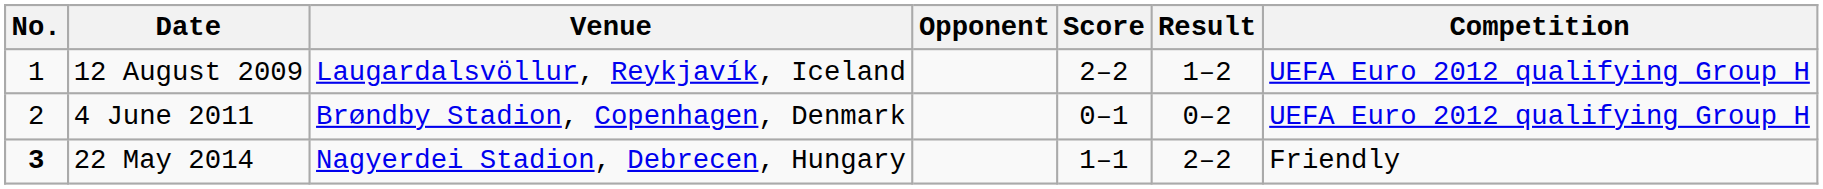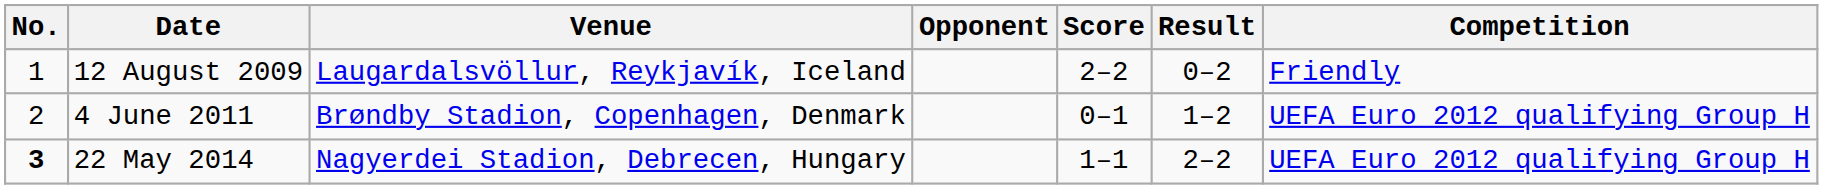(1207, 72) 1–2 -> (1207, 72) 0–2
(1540, 72) UEFA Euro 2012 qualifying Group H -> (1335, 72) Friendly
(1207, 116) 0–2 -> (1207, 116) 1–2
(1335, 161) Friendly -> (1540, 161) UEFA Euro 2012 qualifying Group H
